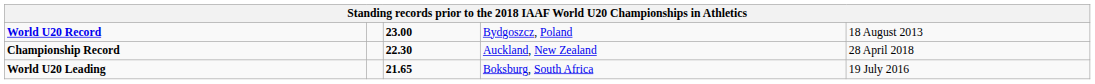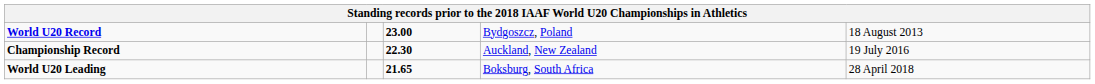(881, 50) 28 April 2018 -> (879, 50) 19 July 2016
(879, 69) 19 July 2016 -> (881, 69) 28 April 2018
